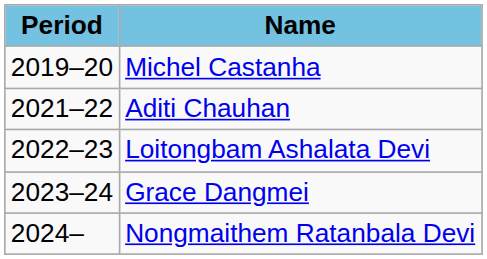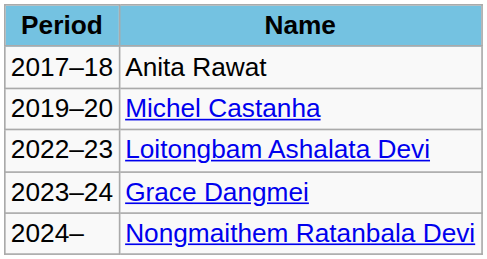+ row: (196, 66)
- row: (208, 108)
